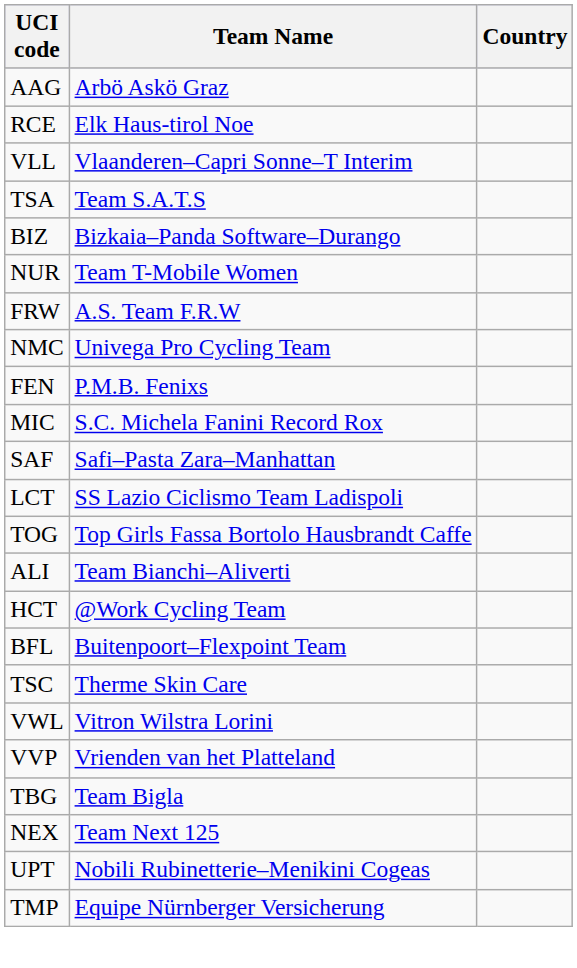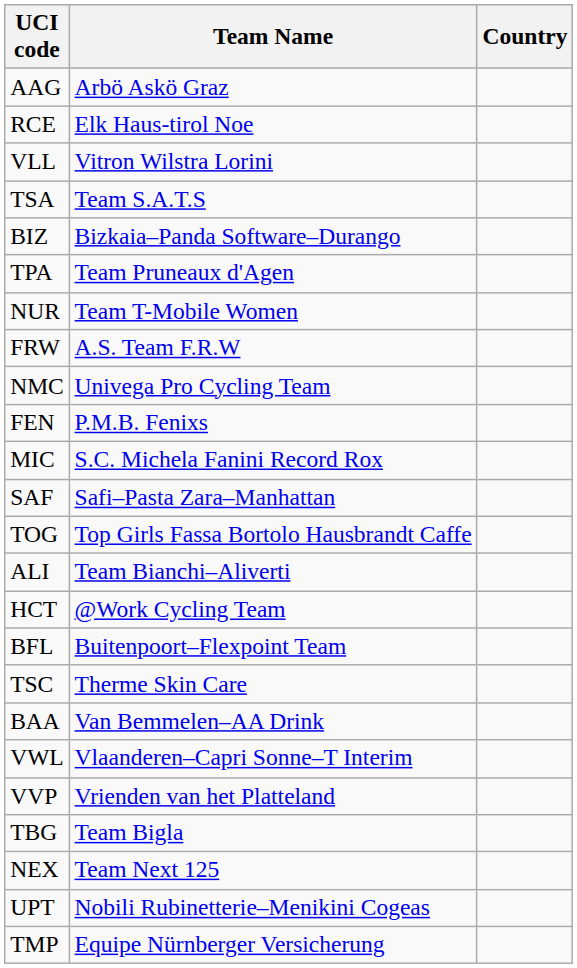(244, 161) Vlaanderen–Capri Sonne–T Interim -> (174, 161) Vitron Wilstra Lorini
+ row: (31, 273)
- row: (32, 497)
+ row: (35, 721)
(174, 721) Vitron Wilstra Lorini -> (244, 758) Vlaanderen–Capri Sonne–T Interim
